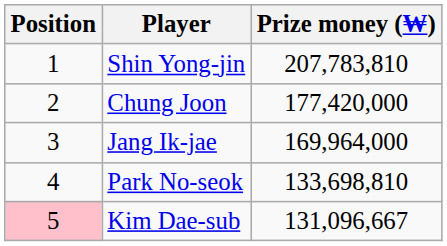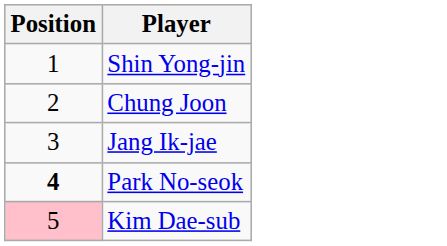- column: (346, 24)
(53, 181) normal -> (53, 181) bold
